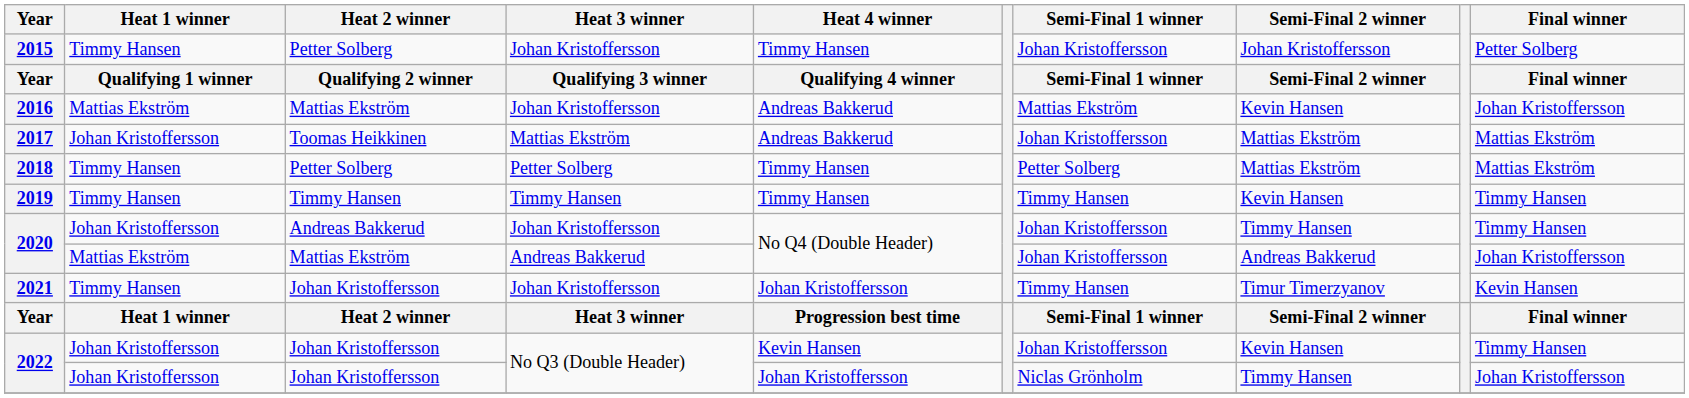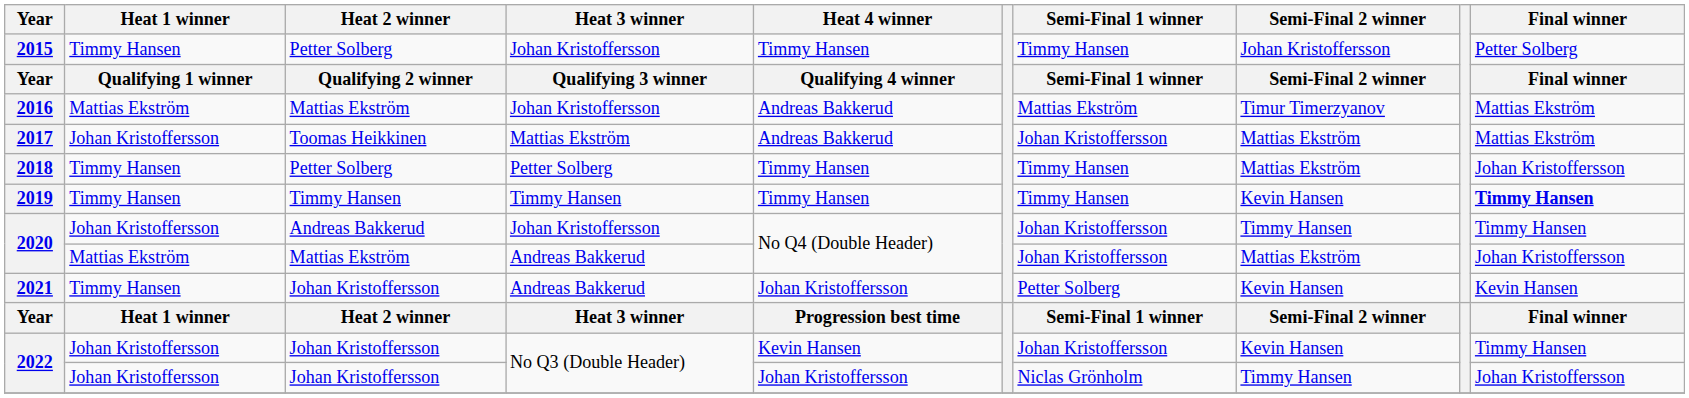(1092, 48) Johan Kristoffersson -> (1073, 48) Timmy Hansen
(1292, 108) Kevin Hansen -> (1313, 108) Timur Timerzyanov
(1550, 108) Johan Kristoffersson -> (1535, 108) Mattias Ekström
(1069, 168) Petter Solberg -> (1073, 168) Timmy Hansen
(1535, 168) Mattias Ekström -> (1550, 168) Johan Kristoffersson
(1531, 198) normal -> (1534, 198) bold
(1308, 257) Andreas Bakkerud -> (1300, 257) Mattias Ekström
(585, 287) Johan Kristoffersson -> (577, 287) Andreas Bakkerud
(1073, 287) Timmy Hansen -> (1069, 287) Petter Solberg
(1313, 287) Timur Timerzyanov -> (1292, 287) Kevin Hansen
